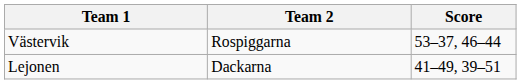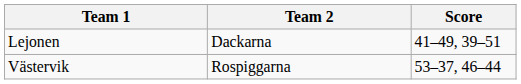rows swapped: (39, 41) <-> (34, 66)
